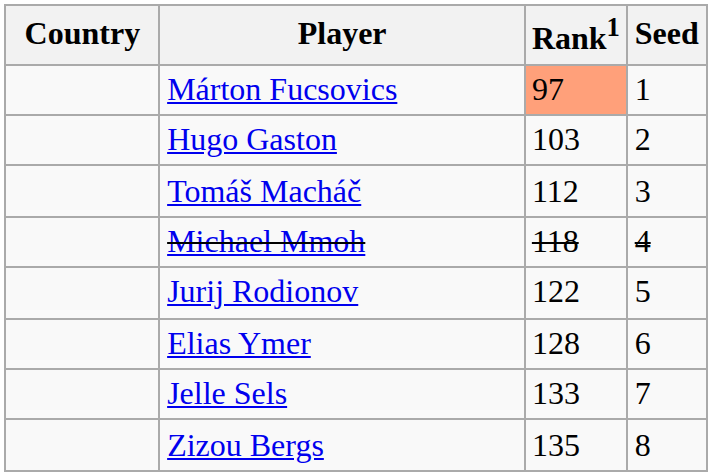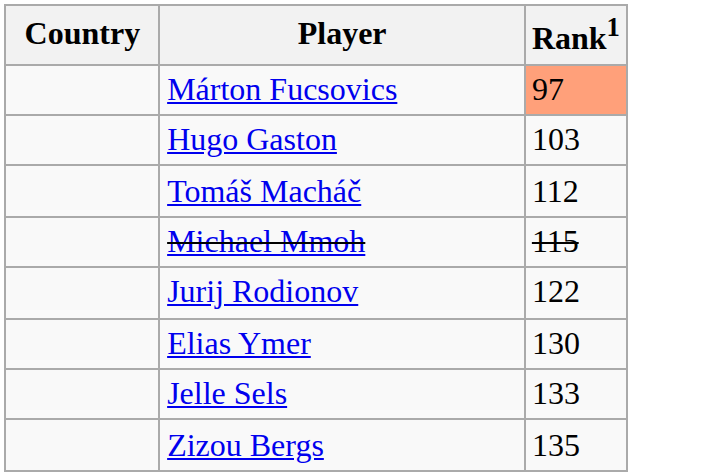- column: (667, 34)
(555, 241) 118 -> (555, 241) 115
(556, 343) 128 -> (556, 343) 130
